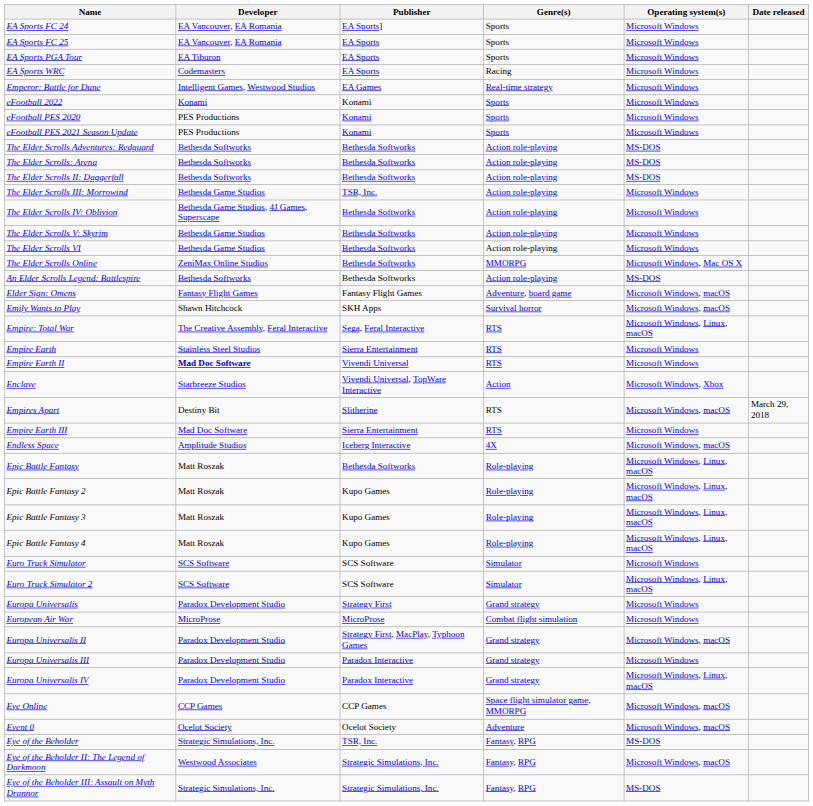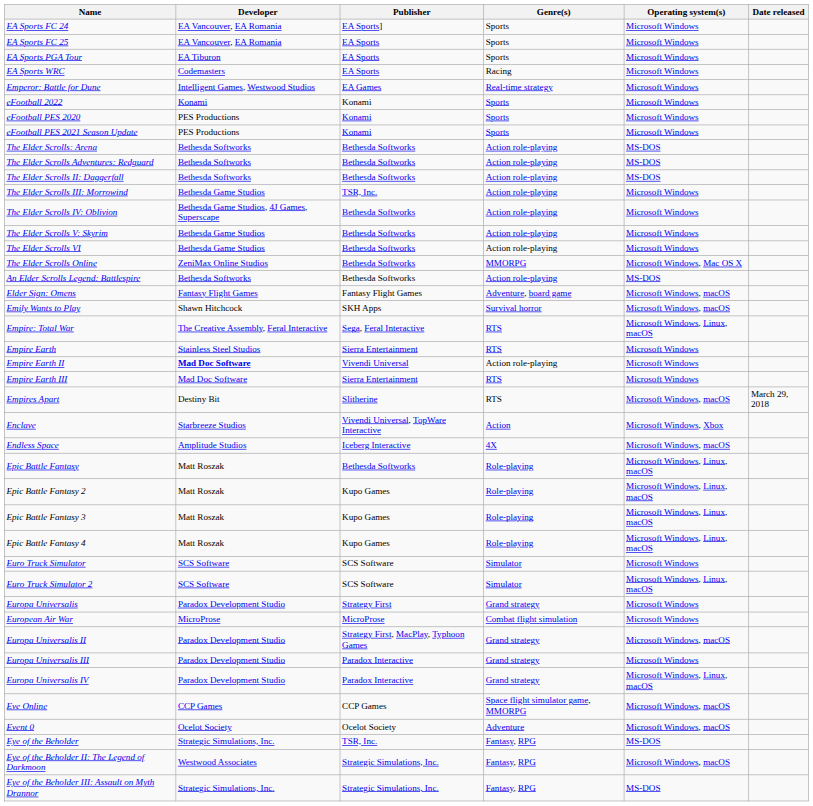rows swapped: (52, 161) <-> (80, 146)
(494, 363) RTS -> (522, 363) Action role-playing
rows swapped: (37, 430) <-> (21, 384)
